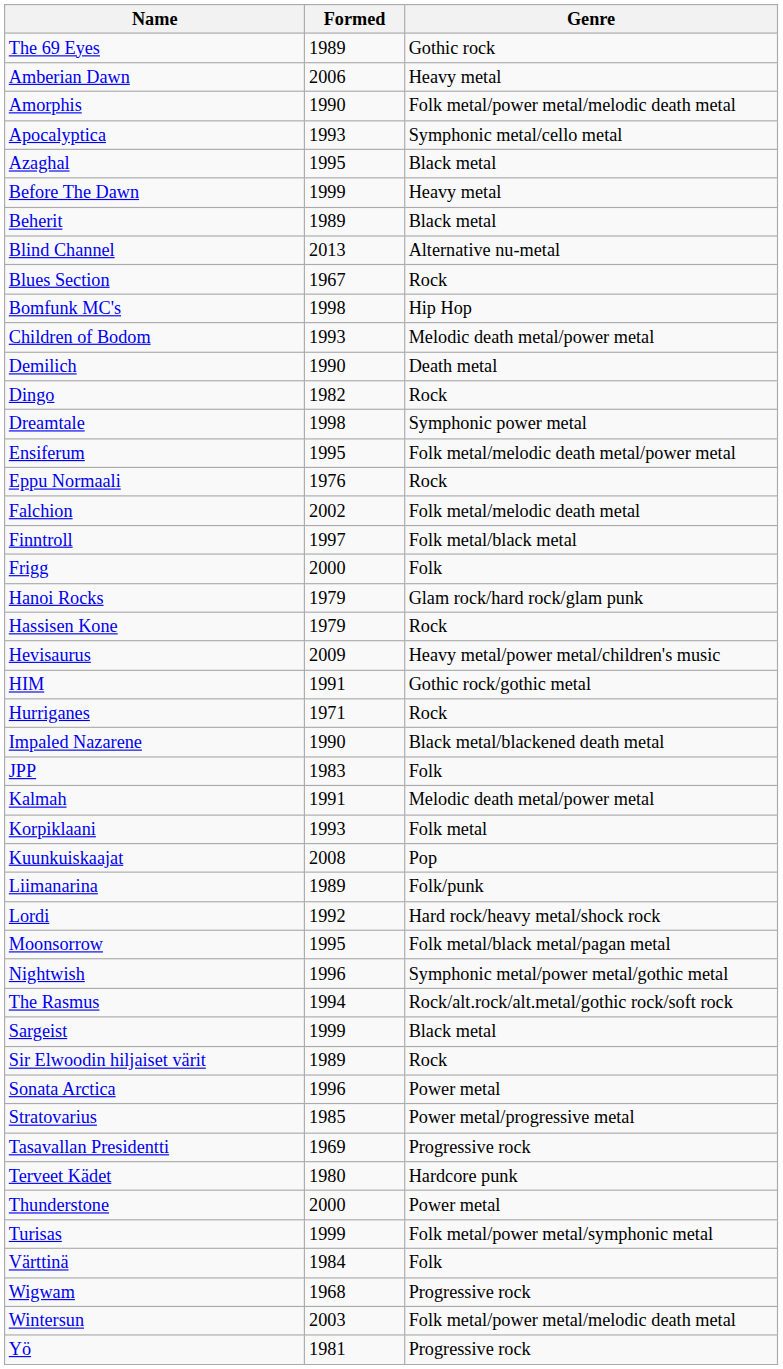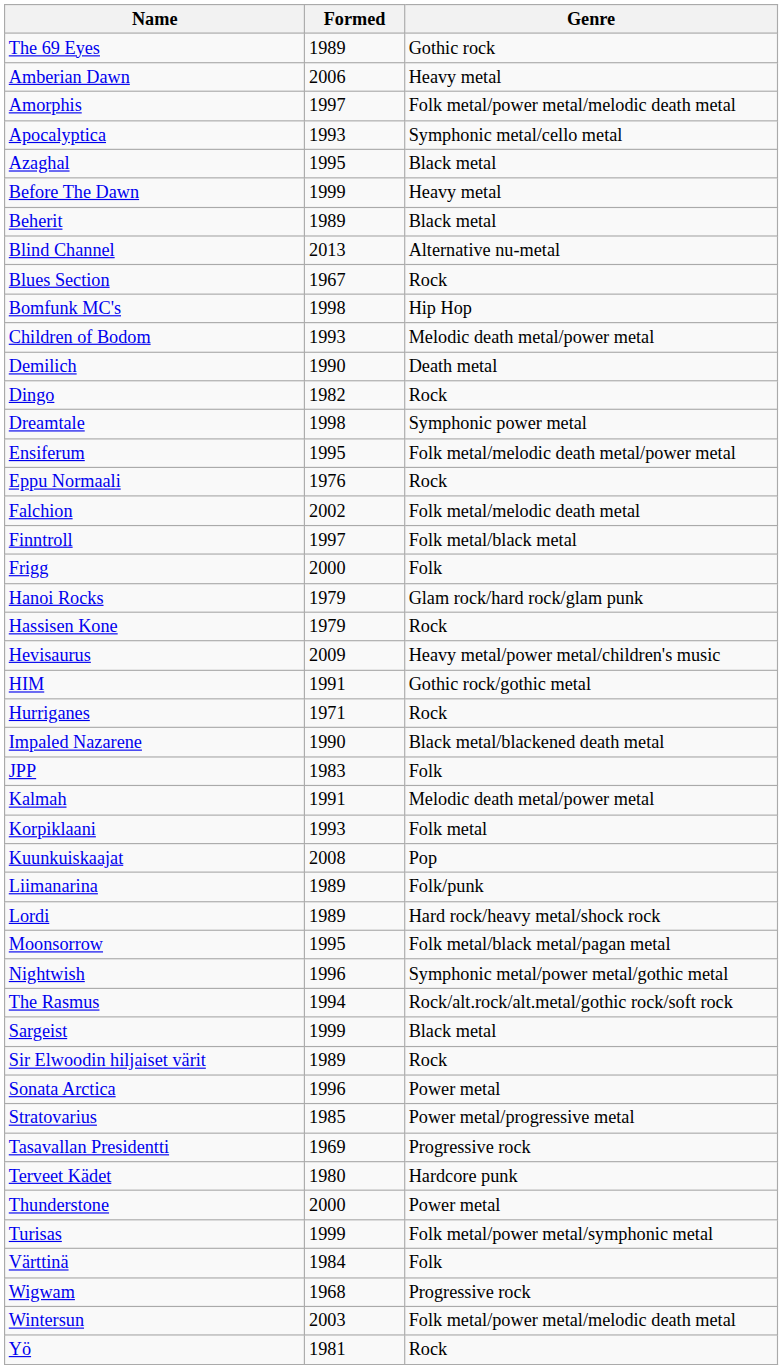(327, 105) 1990 -> (327, 105) 1997
(327, 915) 1992 -> (327, 915) 1989
(470, 1349) Progressive rock -> (428, 1349) Rock
